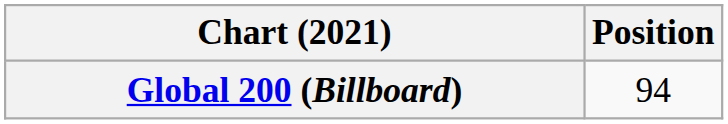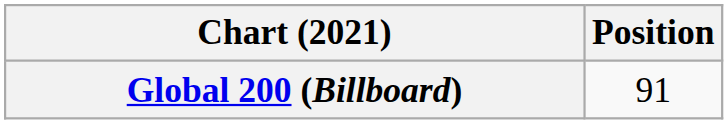(653, 88) 94 -> (653, 88) 91
